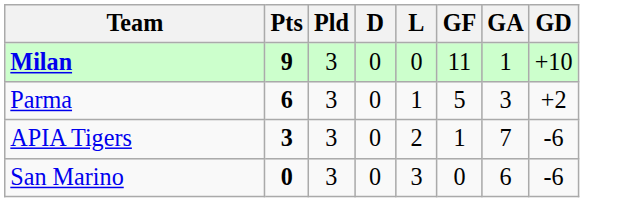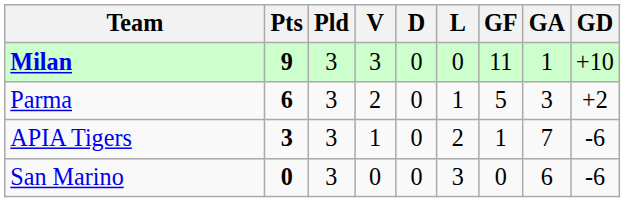+ column: (375, 23)
